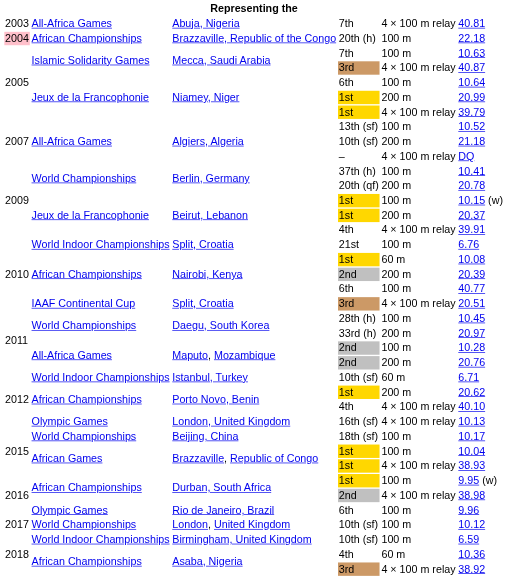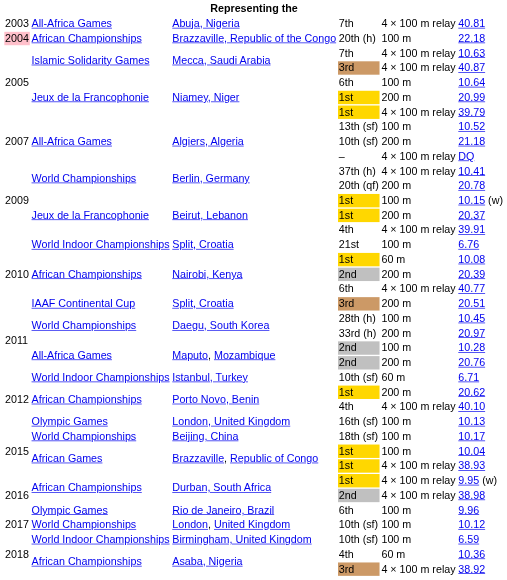(396, 53) 100 m -> (419, 53) 4 × 100 m relay
(396, 171) 100 m -> (419, 171) 4 × 100 m relay
(396, 289) 100 m -> (419, 289) 4 × 100 m relay
(419, 304) 4 × 100 m relay -> (396, 304) 200 m
(419, 421) 4 × 100 m relay -> (396, 421) 100 m
(396, 480) 100 m -> (419, 480) 4 × 100 m relay
